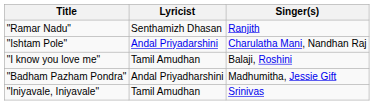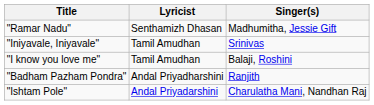(244, 28) Ranjith -> (282, 28) Madhumitha, Jessie Gift
rows swapped: (37, 44) <-> (53, 92)
(282, 76) Madhumitha, Jessie Gift -> (244, 76) Ranjith
